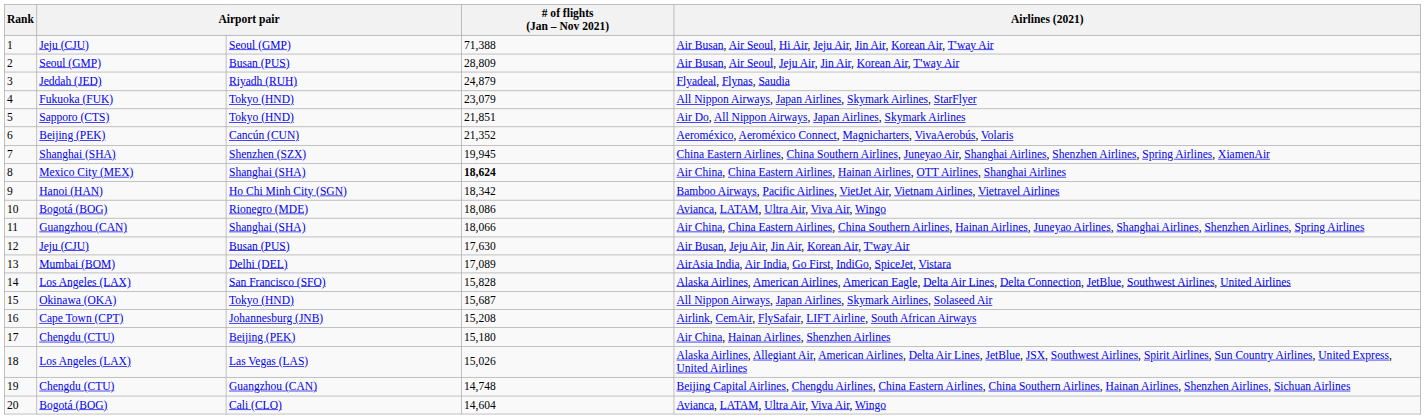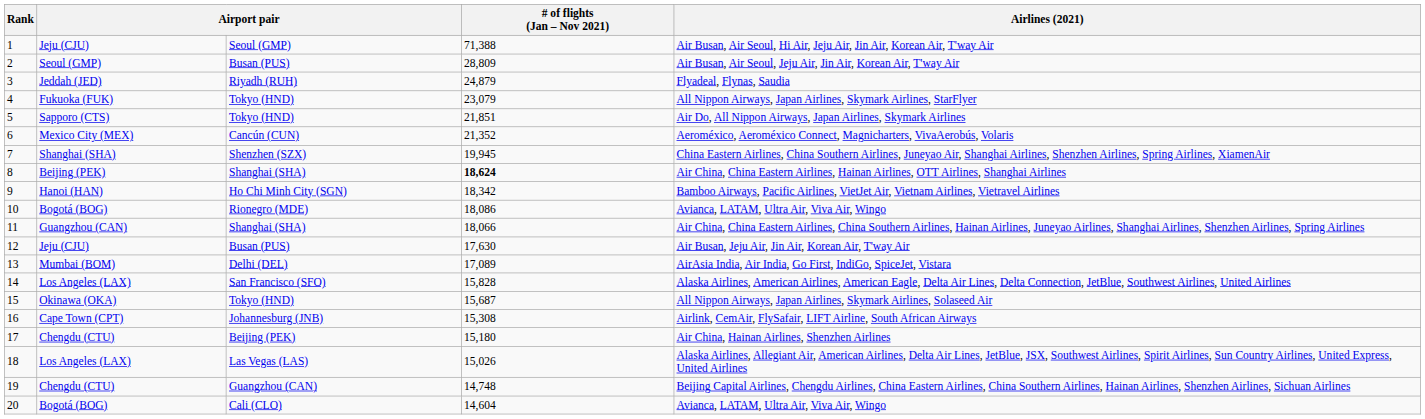(72, 136) Beijing (PEK) -> (86, 136) Mexico City (MEX)
(86, 172) Mexico City (MEX) -> (72, 172) Beijing (PEK)
(480, 318) 15,208 -> (480, 318) 15,308
